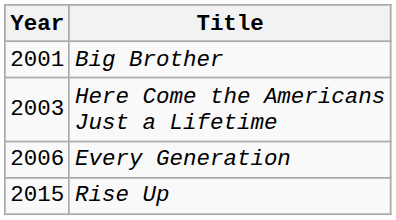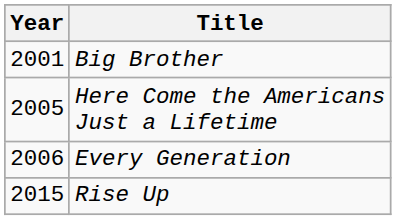(37, 109) 2003 -> (37, 109) 2005
